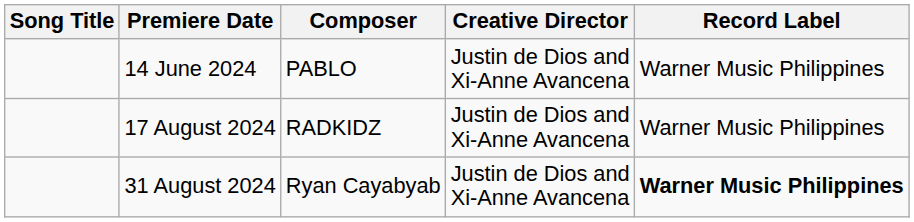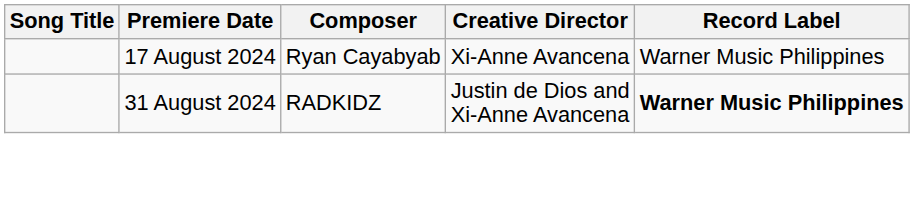- row: (190, 68)
(334, 127) RADKIDZ -> (363, 56) Ryan Cayabyab
(540, 127) Justin de Dios and Xi-Anne Avancena -> (540, 56) Xi-Anne Avancena
(363, 186) Ryan Cayabyab -> (334, 103) RADKIDZ
